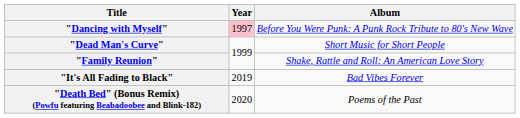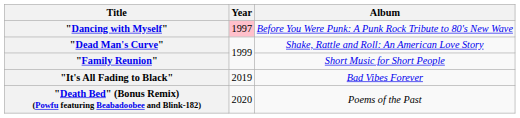(385, 45) Short Music for Short People -> (385, 45) Shake, Rattle and Roll: An American Love Story
(385, 61) Shake, Rattle and Roll: An American Love Story -> (385, 61) Short Music for Short People
